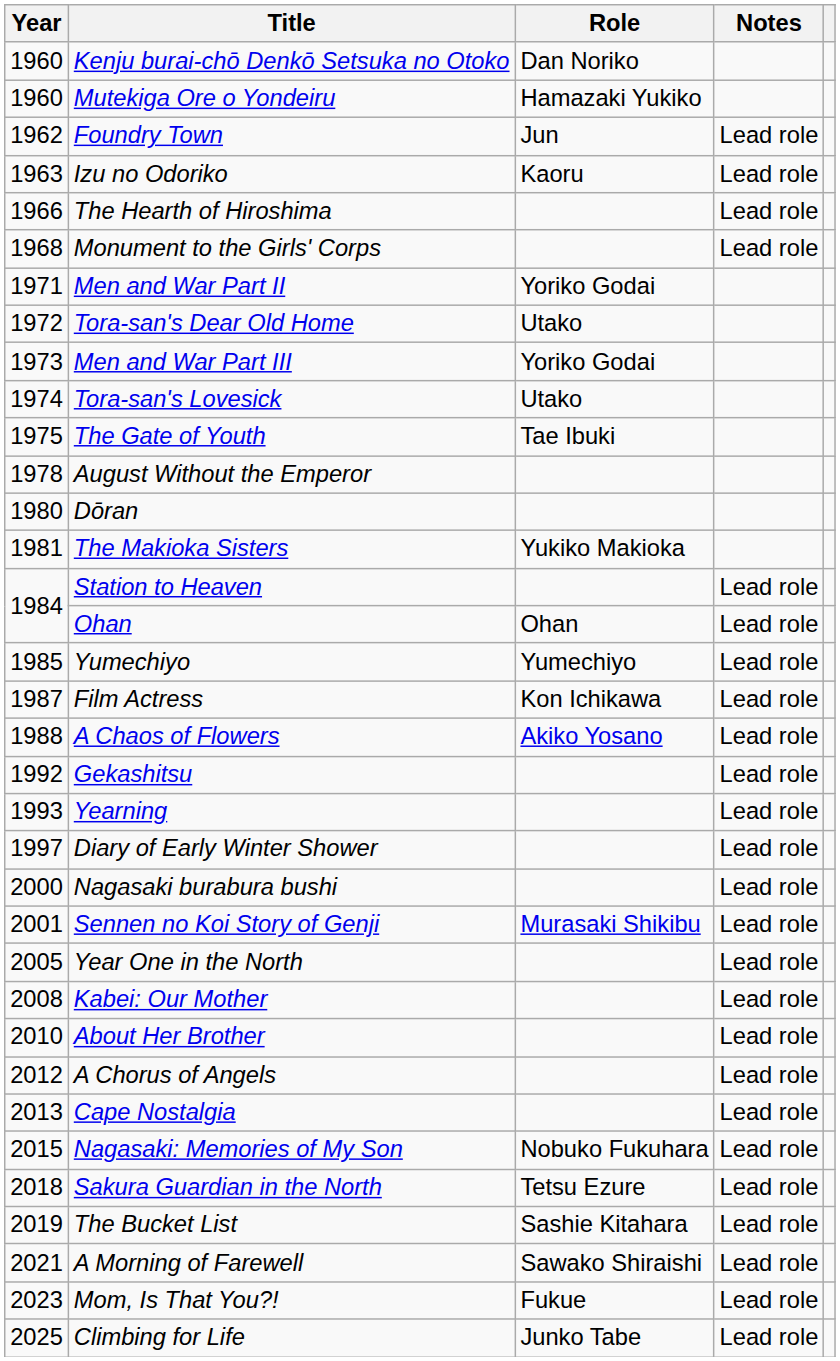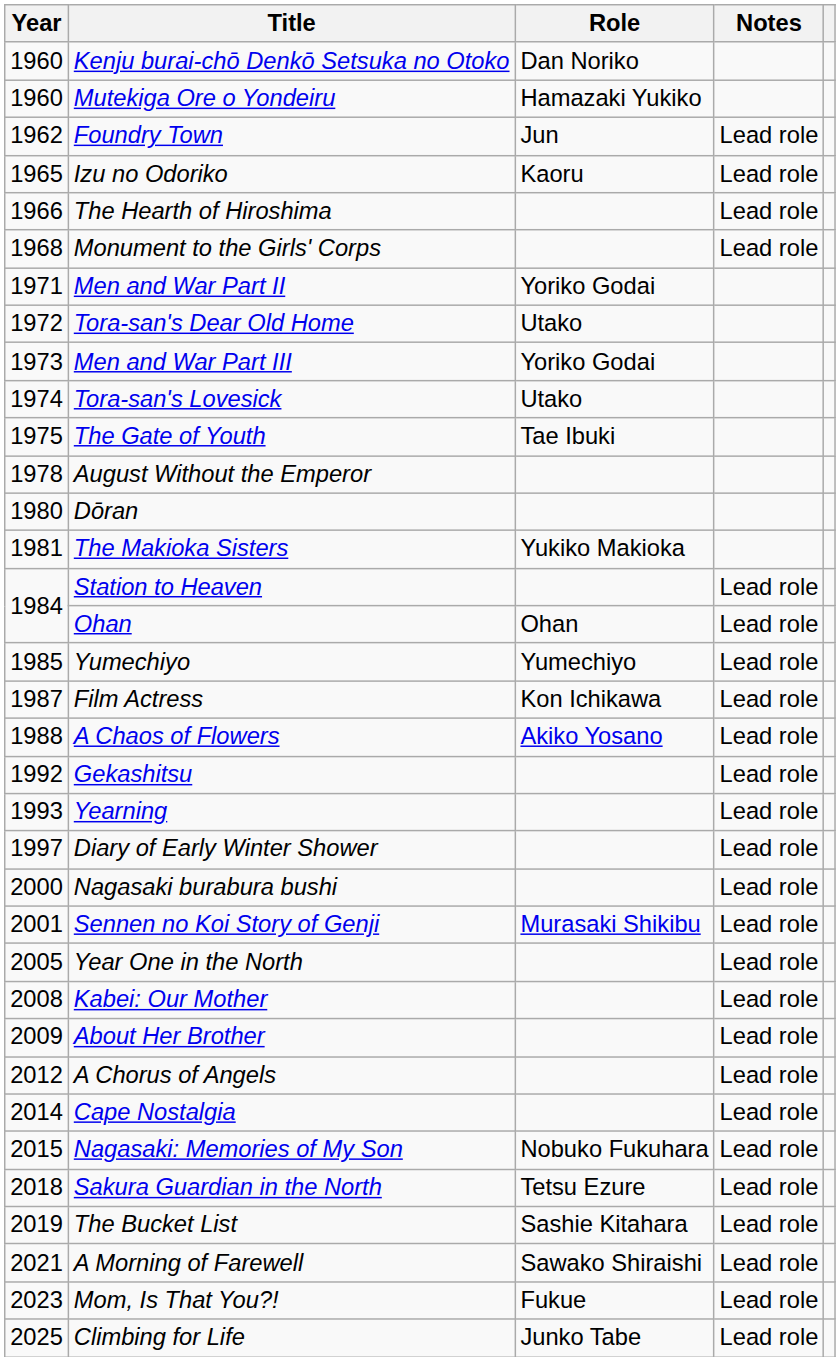(37, 173) 1963 -> (37, 173) 1965
(37, 1037) 2010 -> (37, 1037) 2009
(37, 1112) 2013 -> (37, 1112) 2014
